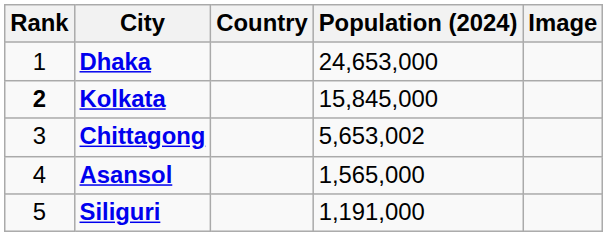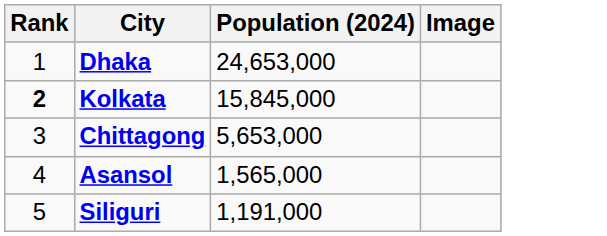- column: (262, 23)
(372, 136) 5,653,002 -> (269, 136) 5,653,000
